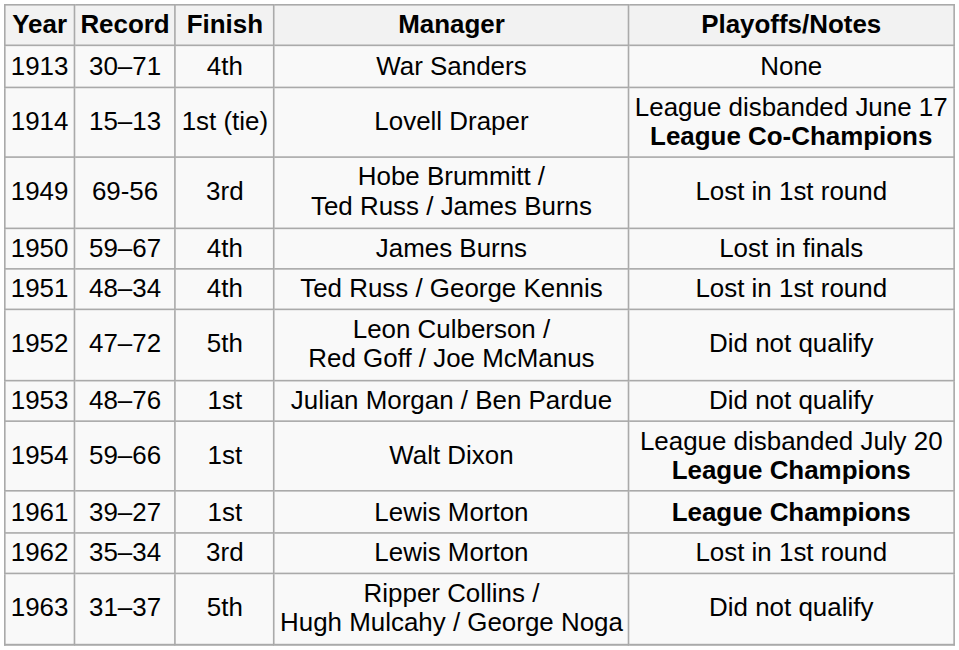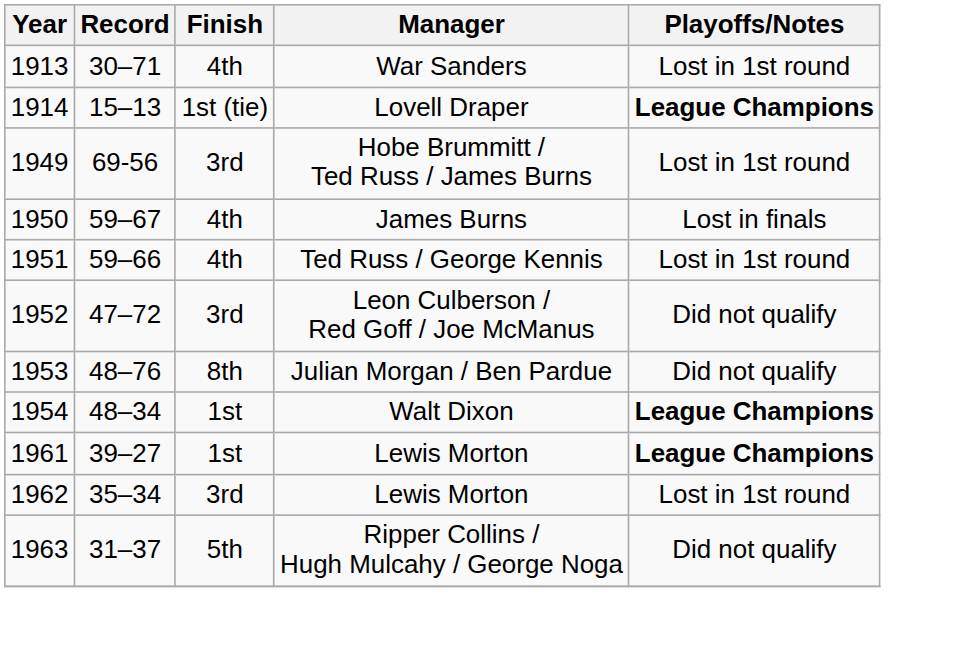(791, 66) None -> (754, 66) Lost in 1st round
(791, 121) League disbanded June 17 League Co-Champions -> (754, 107) League Champions
(125, 288) 48–34 -> (125, 259) 59–66
(225, 344) 5th -> (225, 315) 3rd
(225, 400) 1st -> (225, 371) 8th
(125, 455) 59–66 -> (125, 412) 48–34
(791, 455) League disbanded July 20 League Champions -> (754, 412) League Champions
